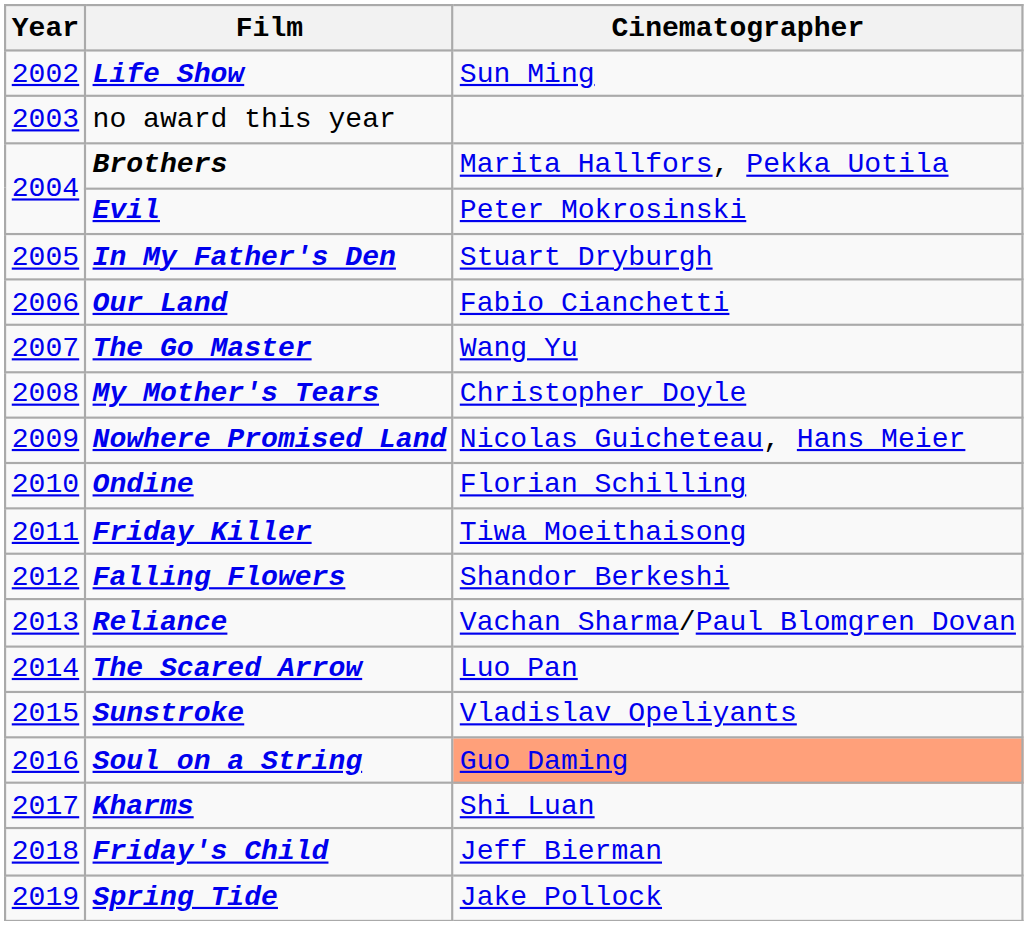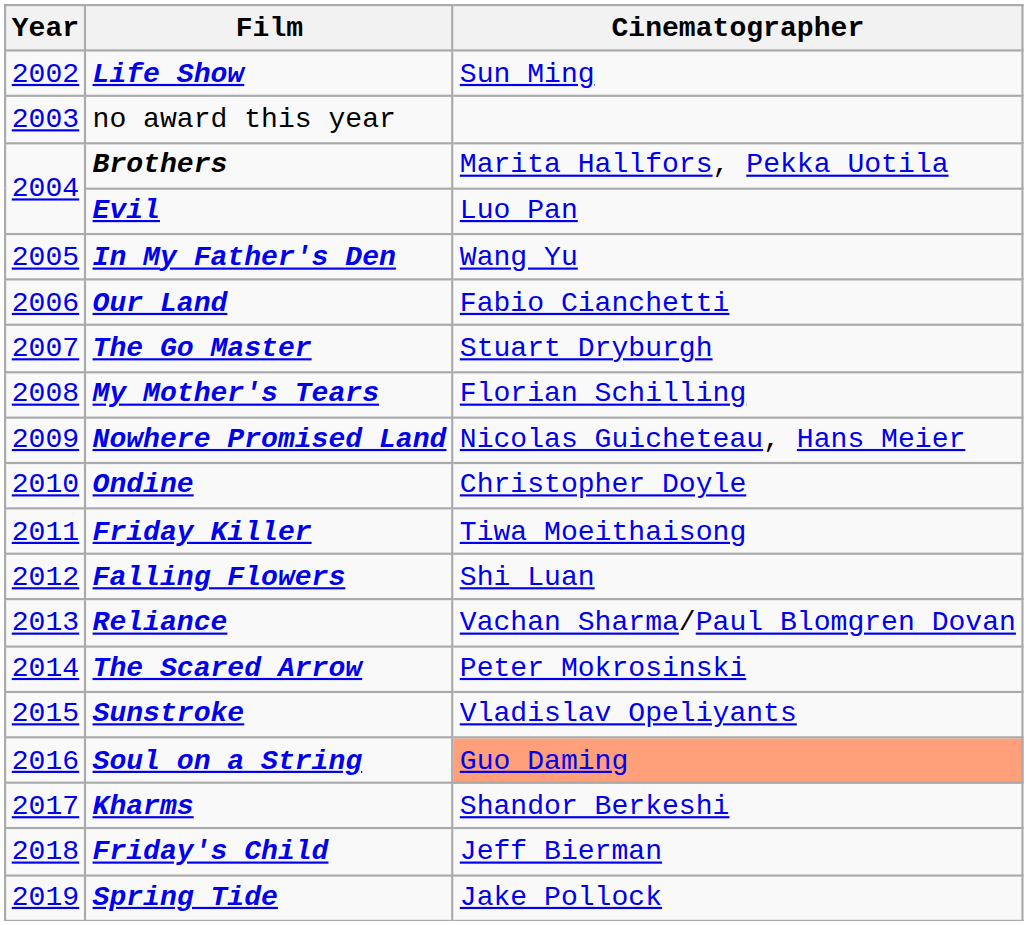(603, 211) Peter Mokrosinski -> (519, 211) Luo Pan
(586, 257) Stuart Dryburgh -> (519, 257) Wang Yu
(519, 348) Wang Yu -> (586, 348) Stuart Dryburgh
(603, 394) Christopher Doyle -> (603, 394) Florian Schilling
(603, 486) Florian Schilling -> (603, 486) Christopher Doyle
(595, 577) Shandor Berkeshi -> (527, 577) Shi Luan
(519, 669) Luo Pan -> (603, 669) Peter Mokrosinski
(527, 806) Shi Luan -> (595, 806) Shandor Berkeshi
